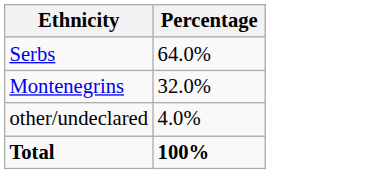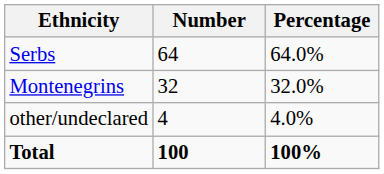+ column: (209, 20)
